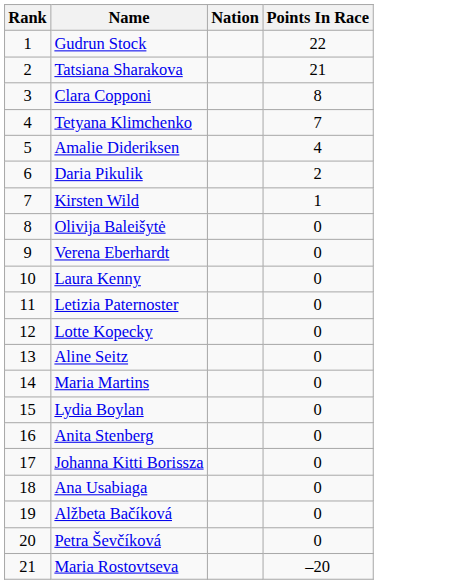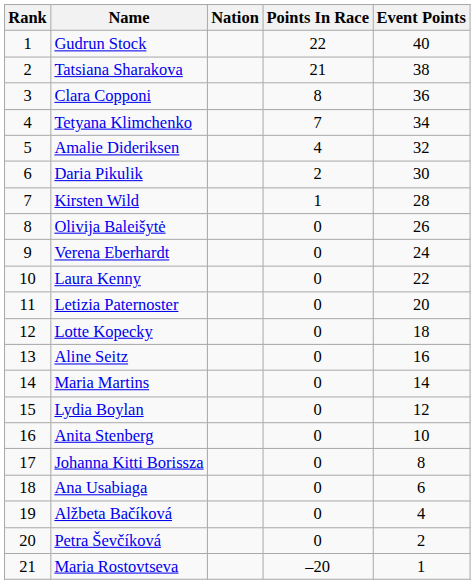+ column: (421, 17)
